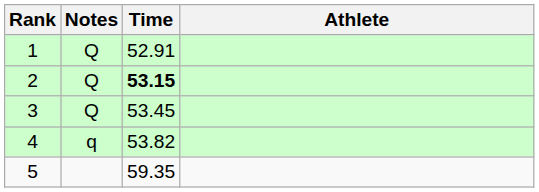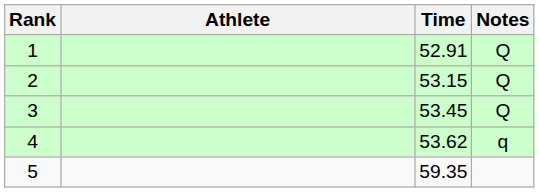columns swapped: (357, 19) <-> (91, 19)
(151, 80) bold -> (443, 80) normal
(151, 141) 53.82 -> (443, 141) 53.62
